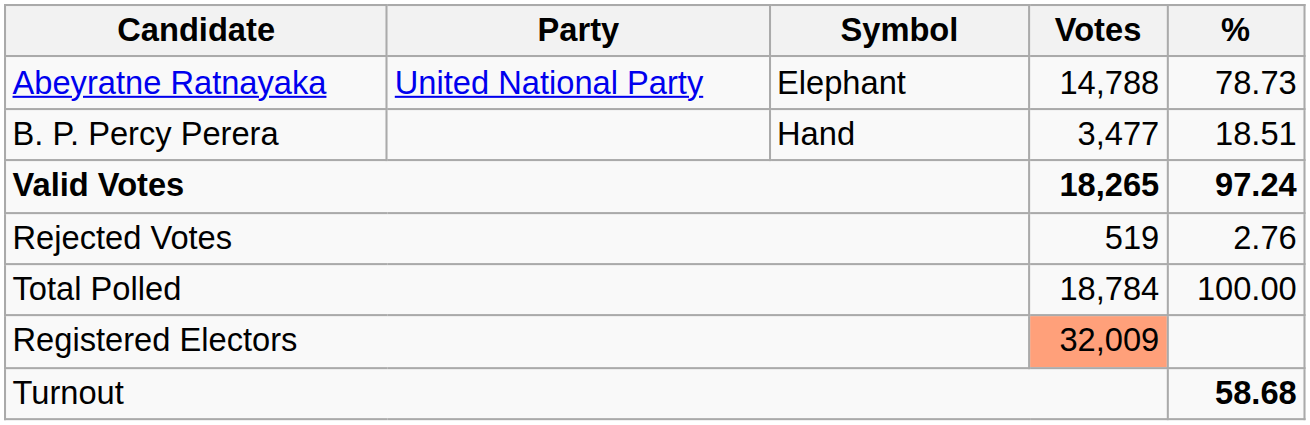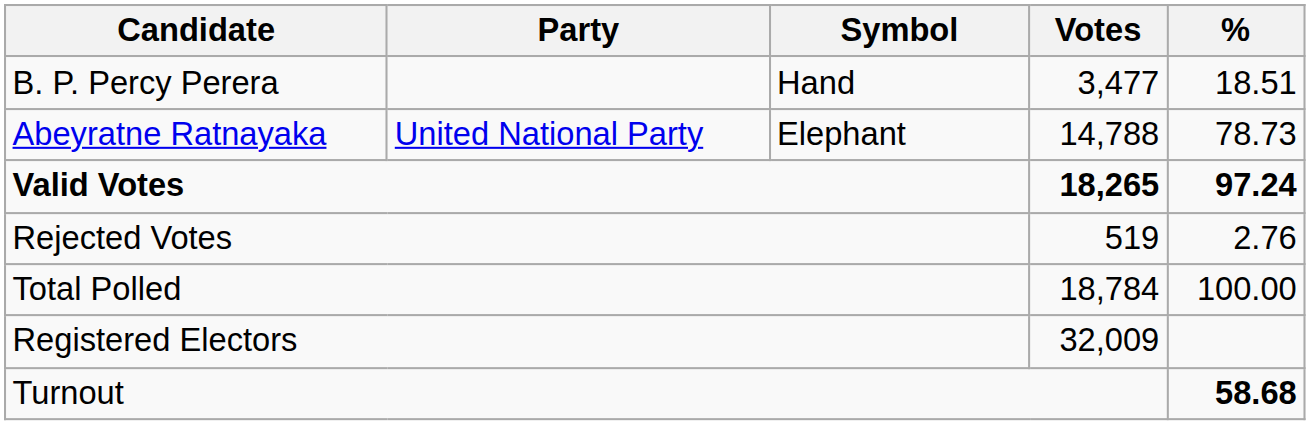rows swapped: (169, 82) <-> (146, 133)
(1109, 340) lightsalmon background -> (1109, 340) no background
